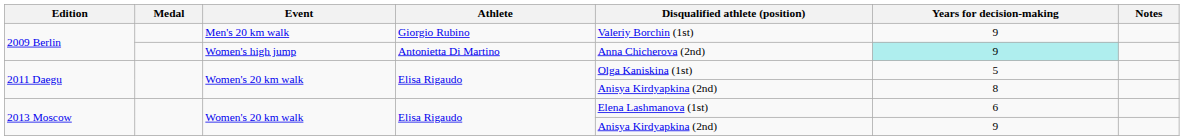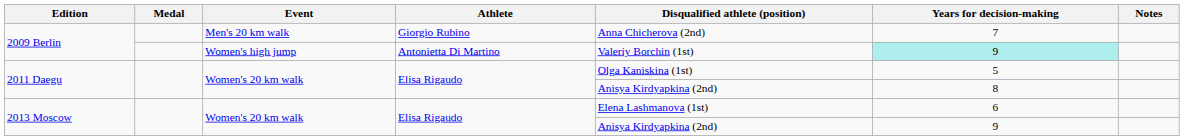(646, 33) Valeriy Borchin (1st) -> (651, 33) Anna Chicherova (2nd)
(995, 33) 9 -> (995, 33) 7
(651, 51) Anna Chicherova (2nd) -> (646, 51) Valeriy Borchin (1st)
